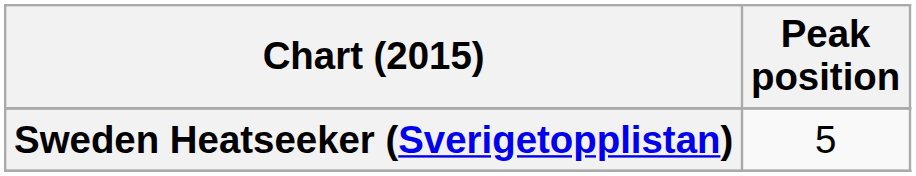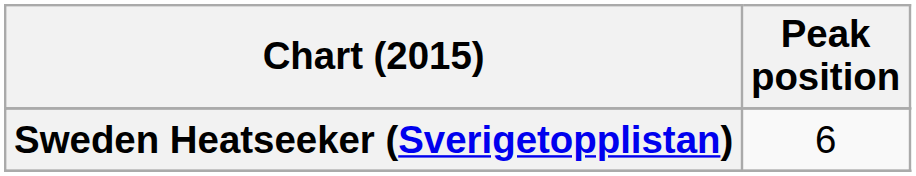(826, 139) 5 -> (826, 139) 6
